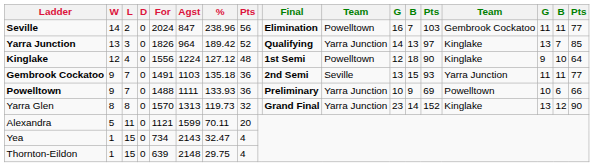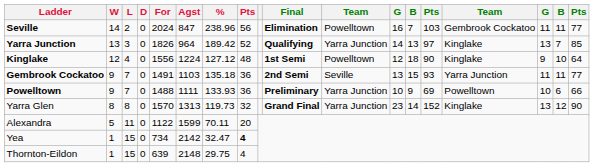(162, 122) 1121 -> (162, 122) 1122
(189, 138) 2143 -> (189, 138) 2142
(243, 138) normal -> (243, 138) bold
